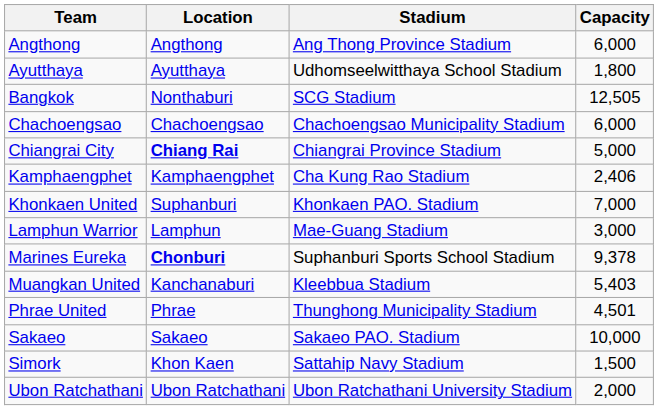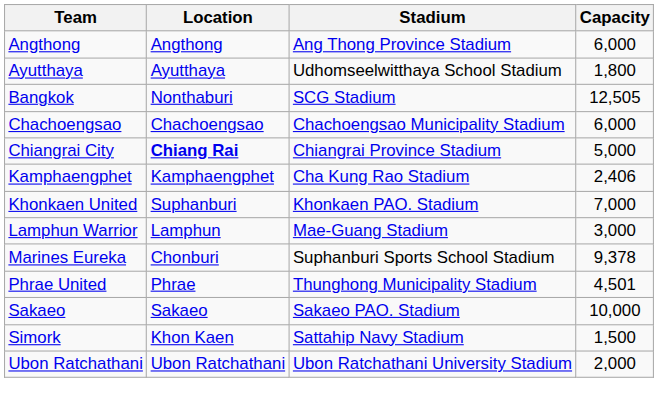(188, 257) bold -> (185, 257) normal
- row: (74, 284)
